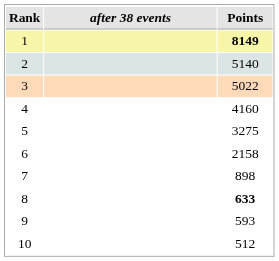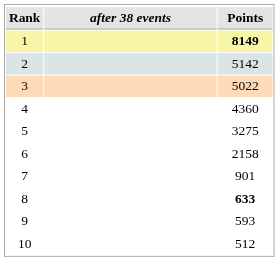(245, 63) 5140 -> (245, 63) 5142
(245, 108) 4160 -> (245, 108) 4360
(245, 176) 898 -> (245, 176) 901
